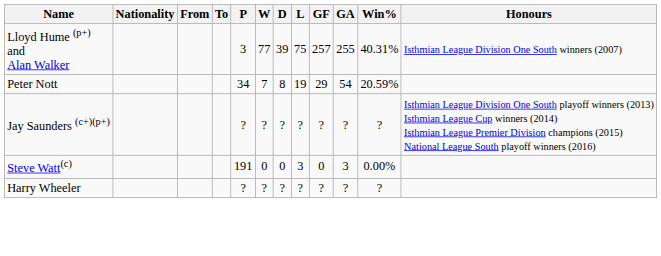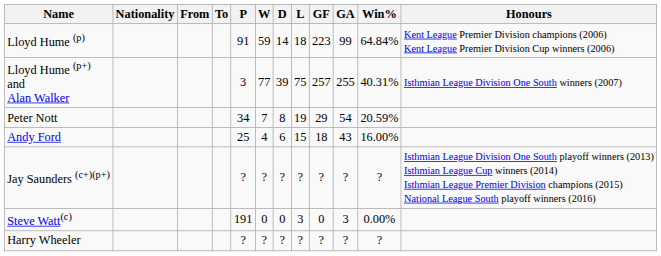+ row: (46, 40)
+ row: (34, 137)
